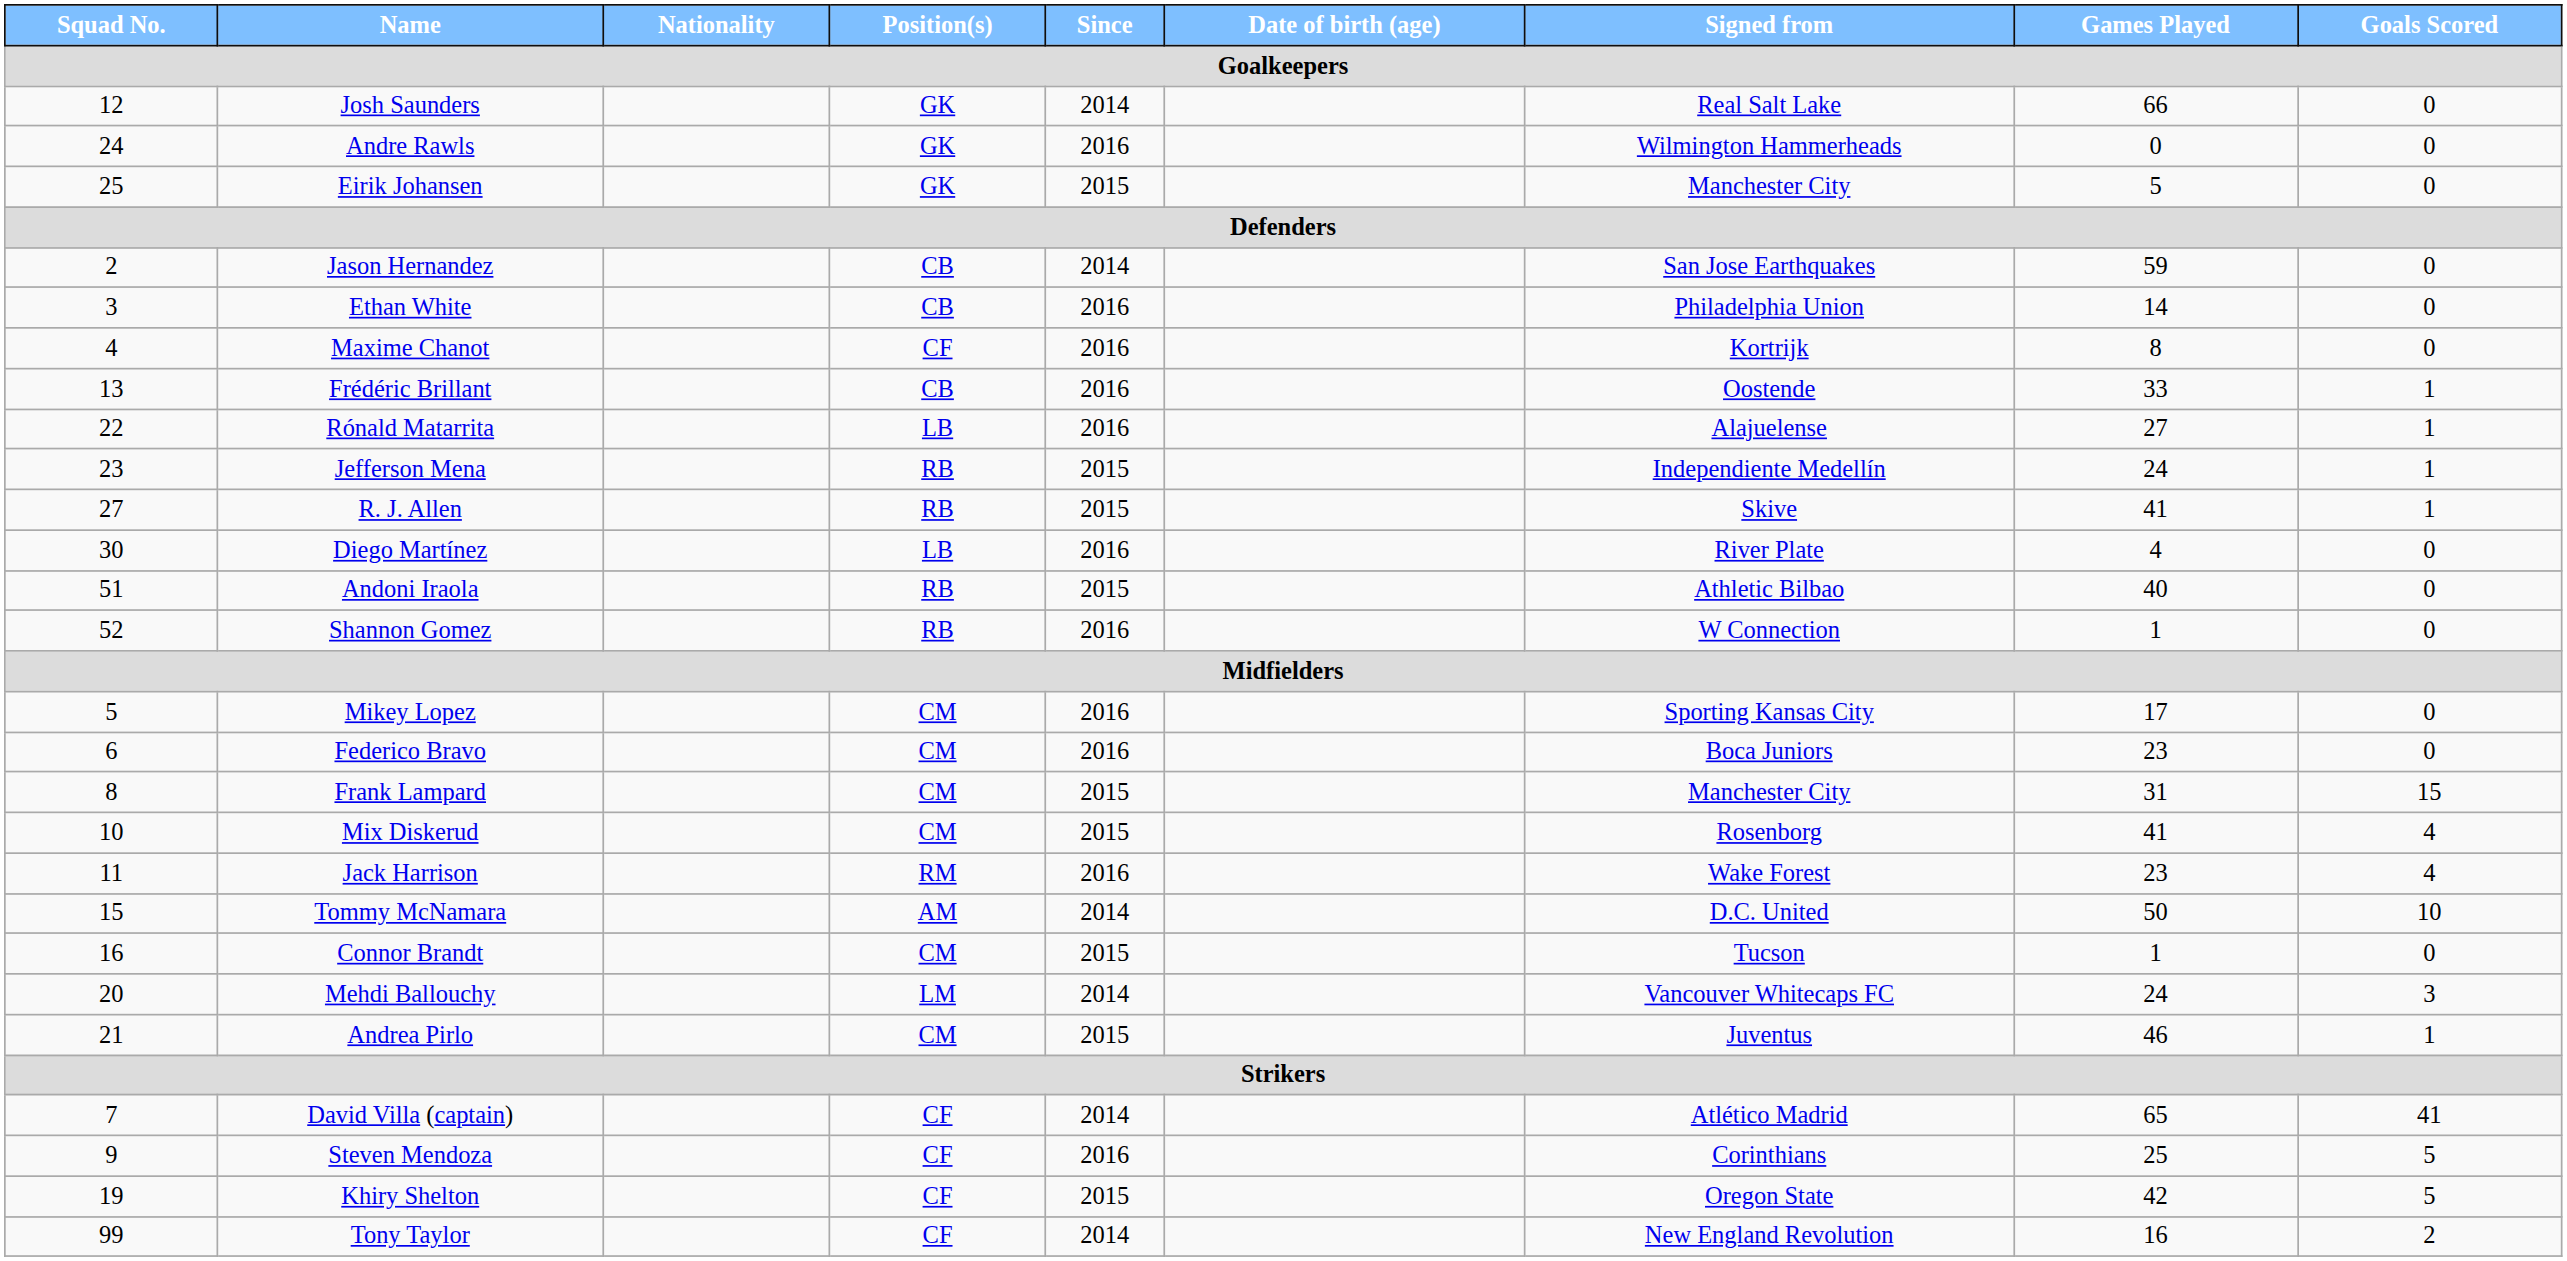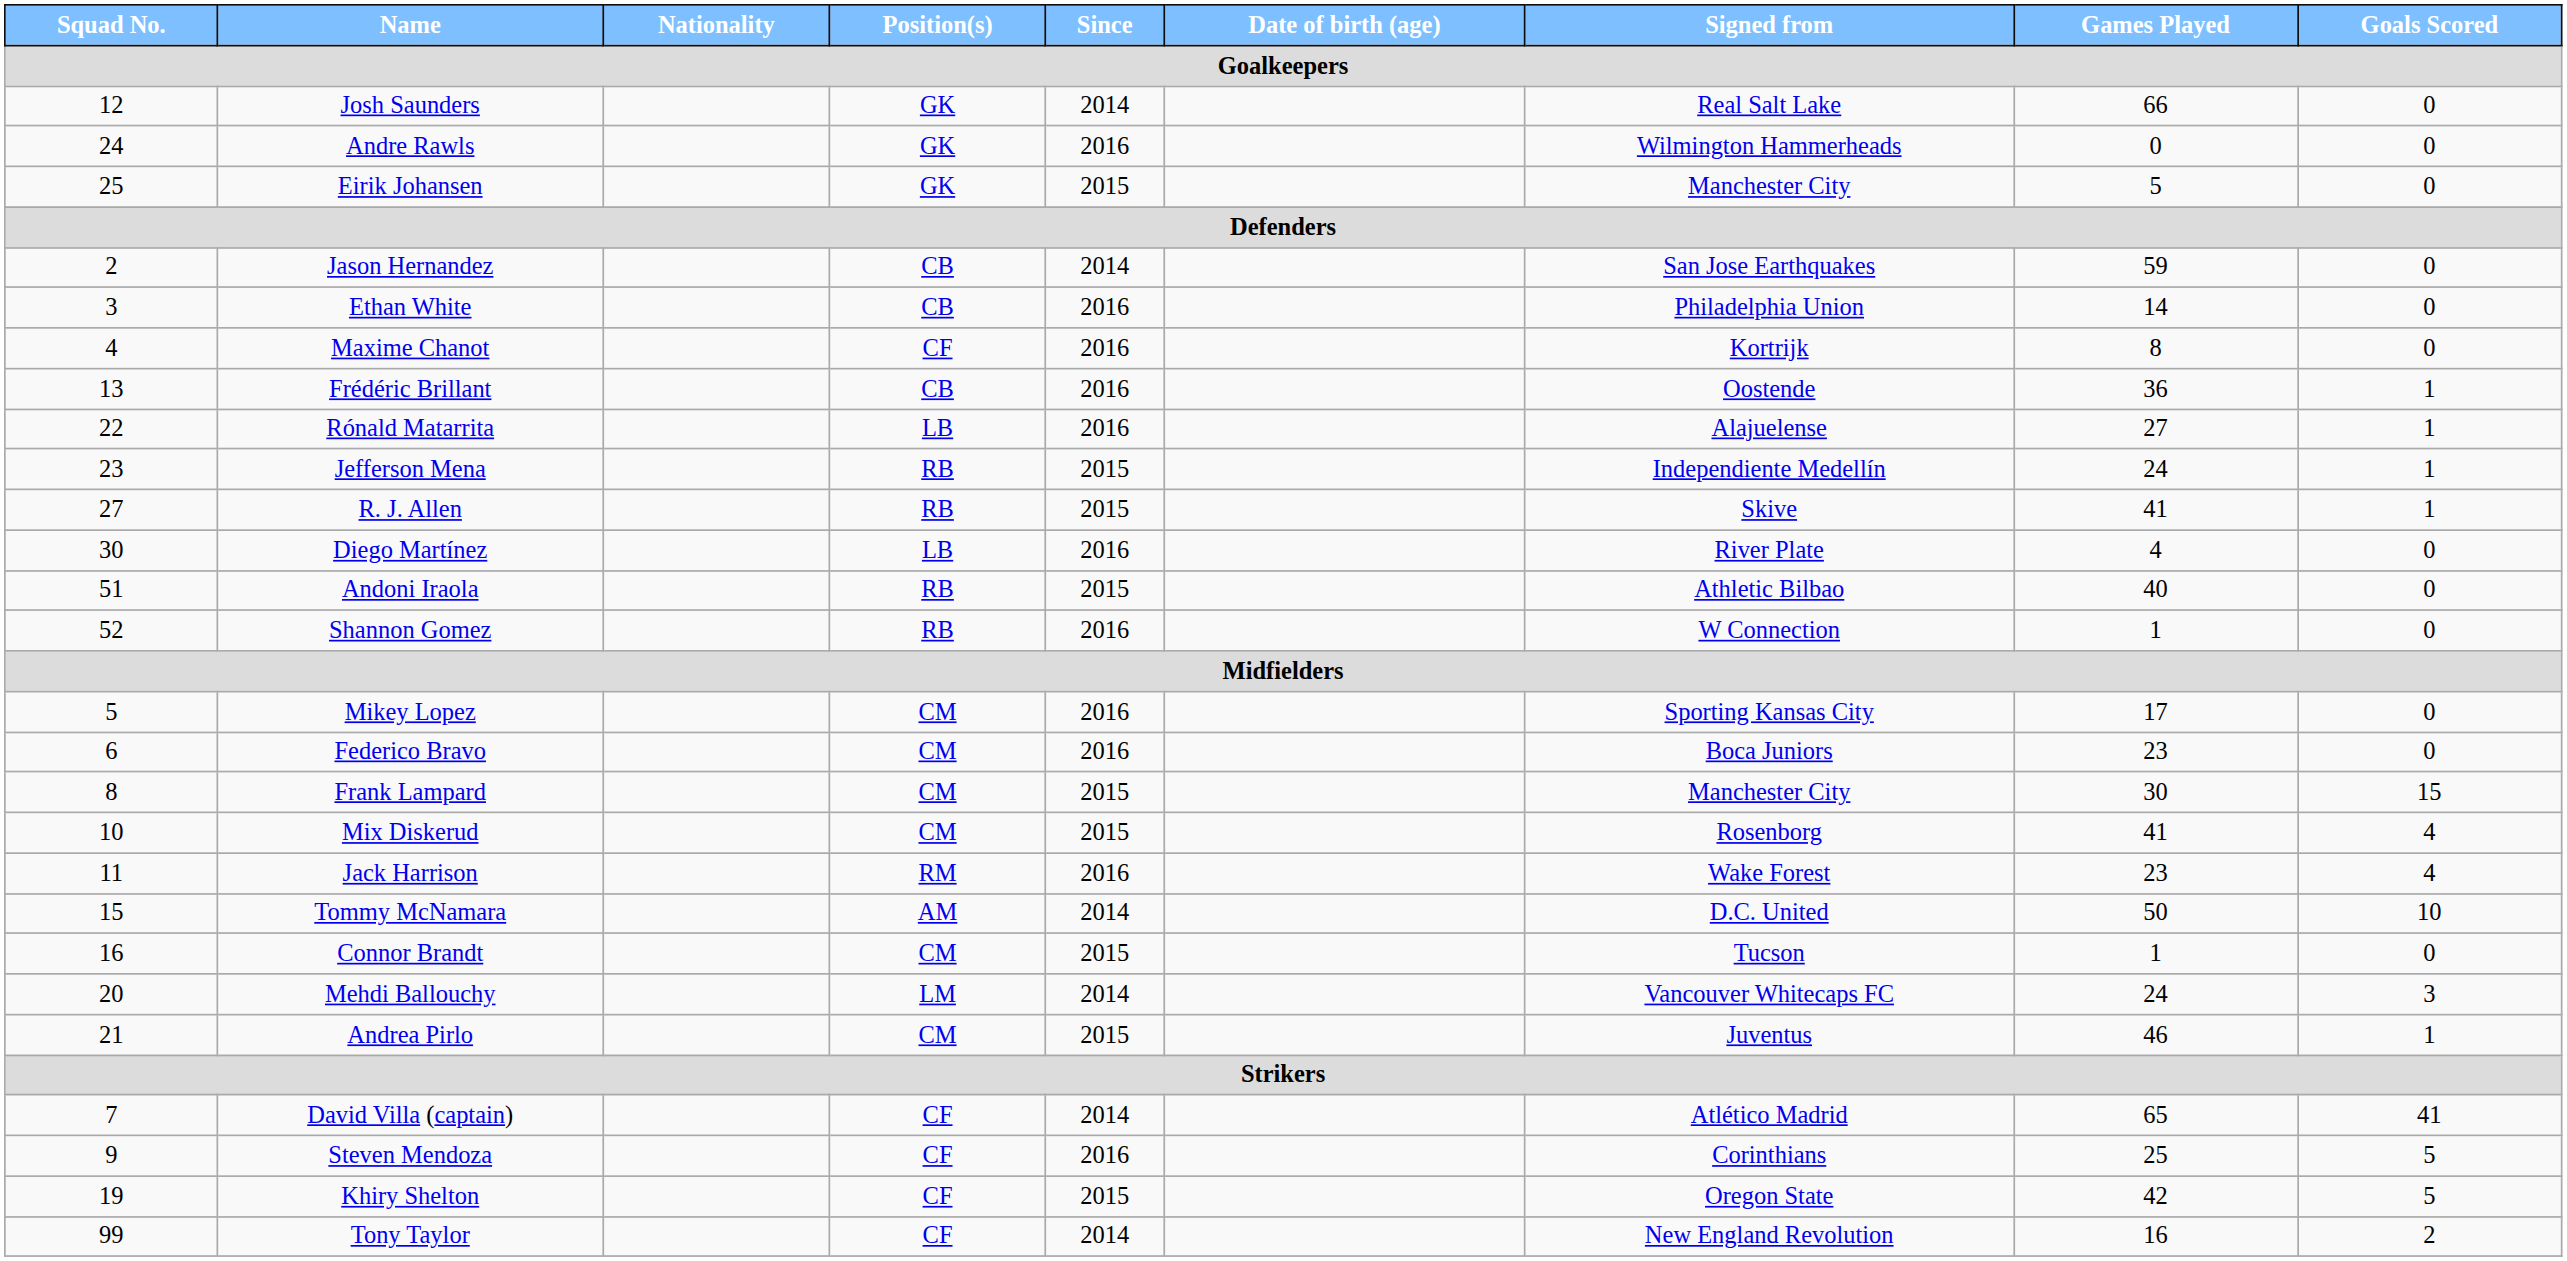(2156, 388) 33 -> (2156, 388) 36
(2156, 792) 31 -> (2156, 792) 30
